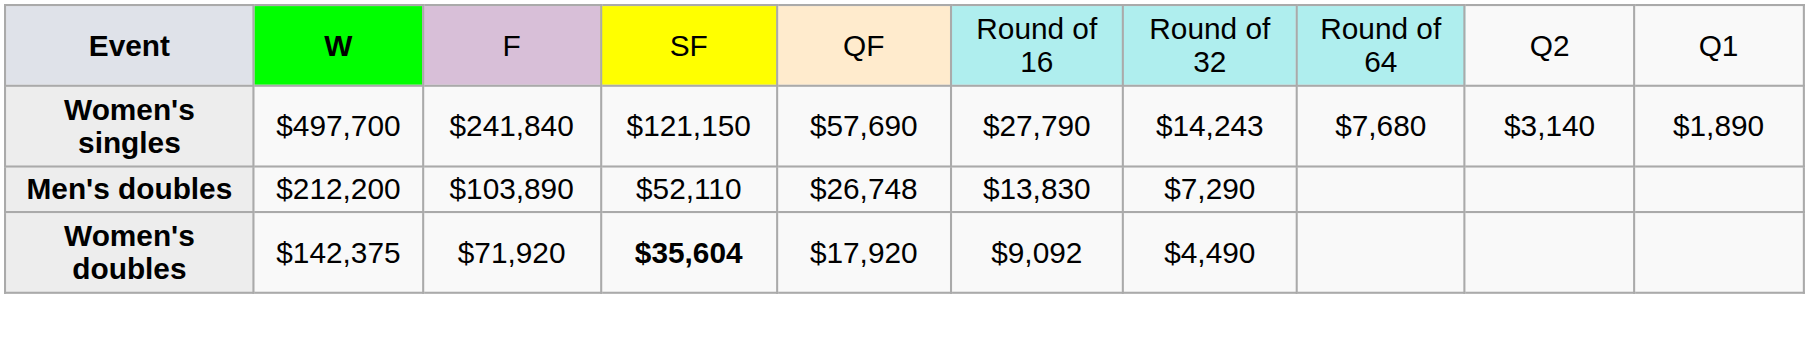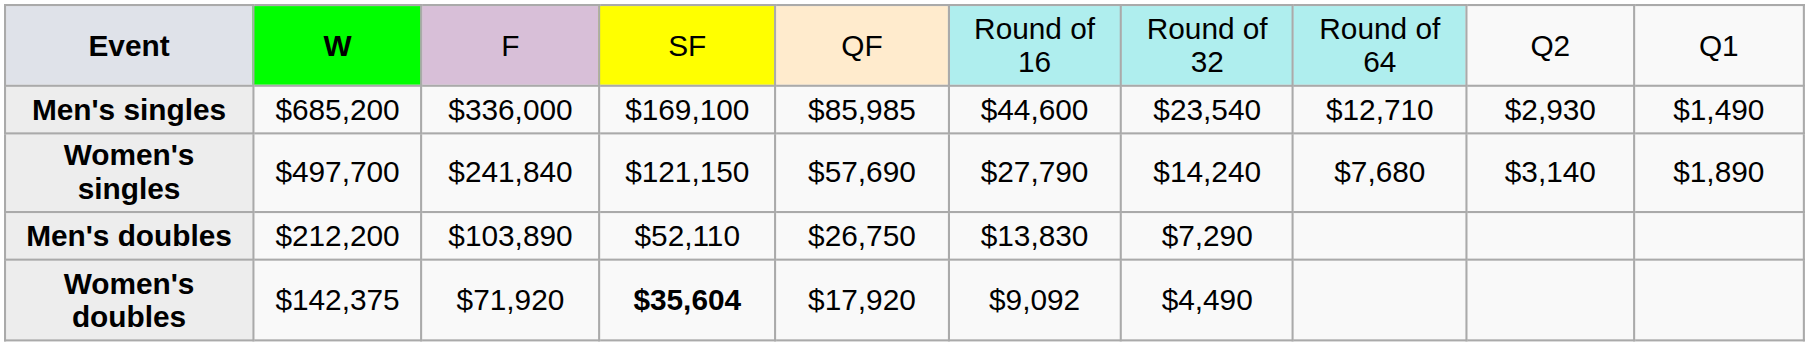+ row: (129, 109)
(1210, 126) $14,243 -> (1207, 173) $14,240
(864, 189) $26,748 -> (862, 236) $26,750
